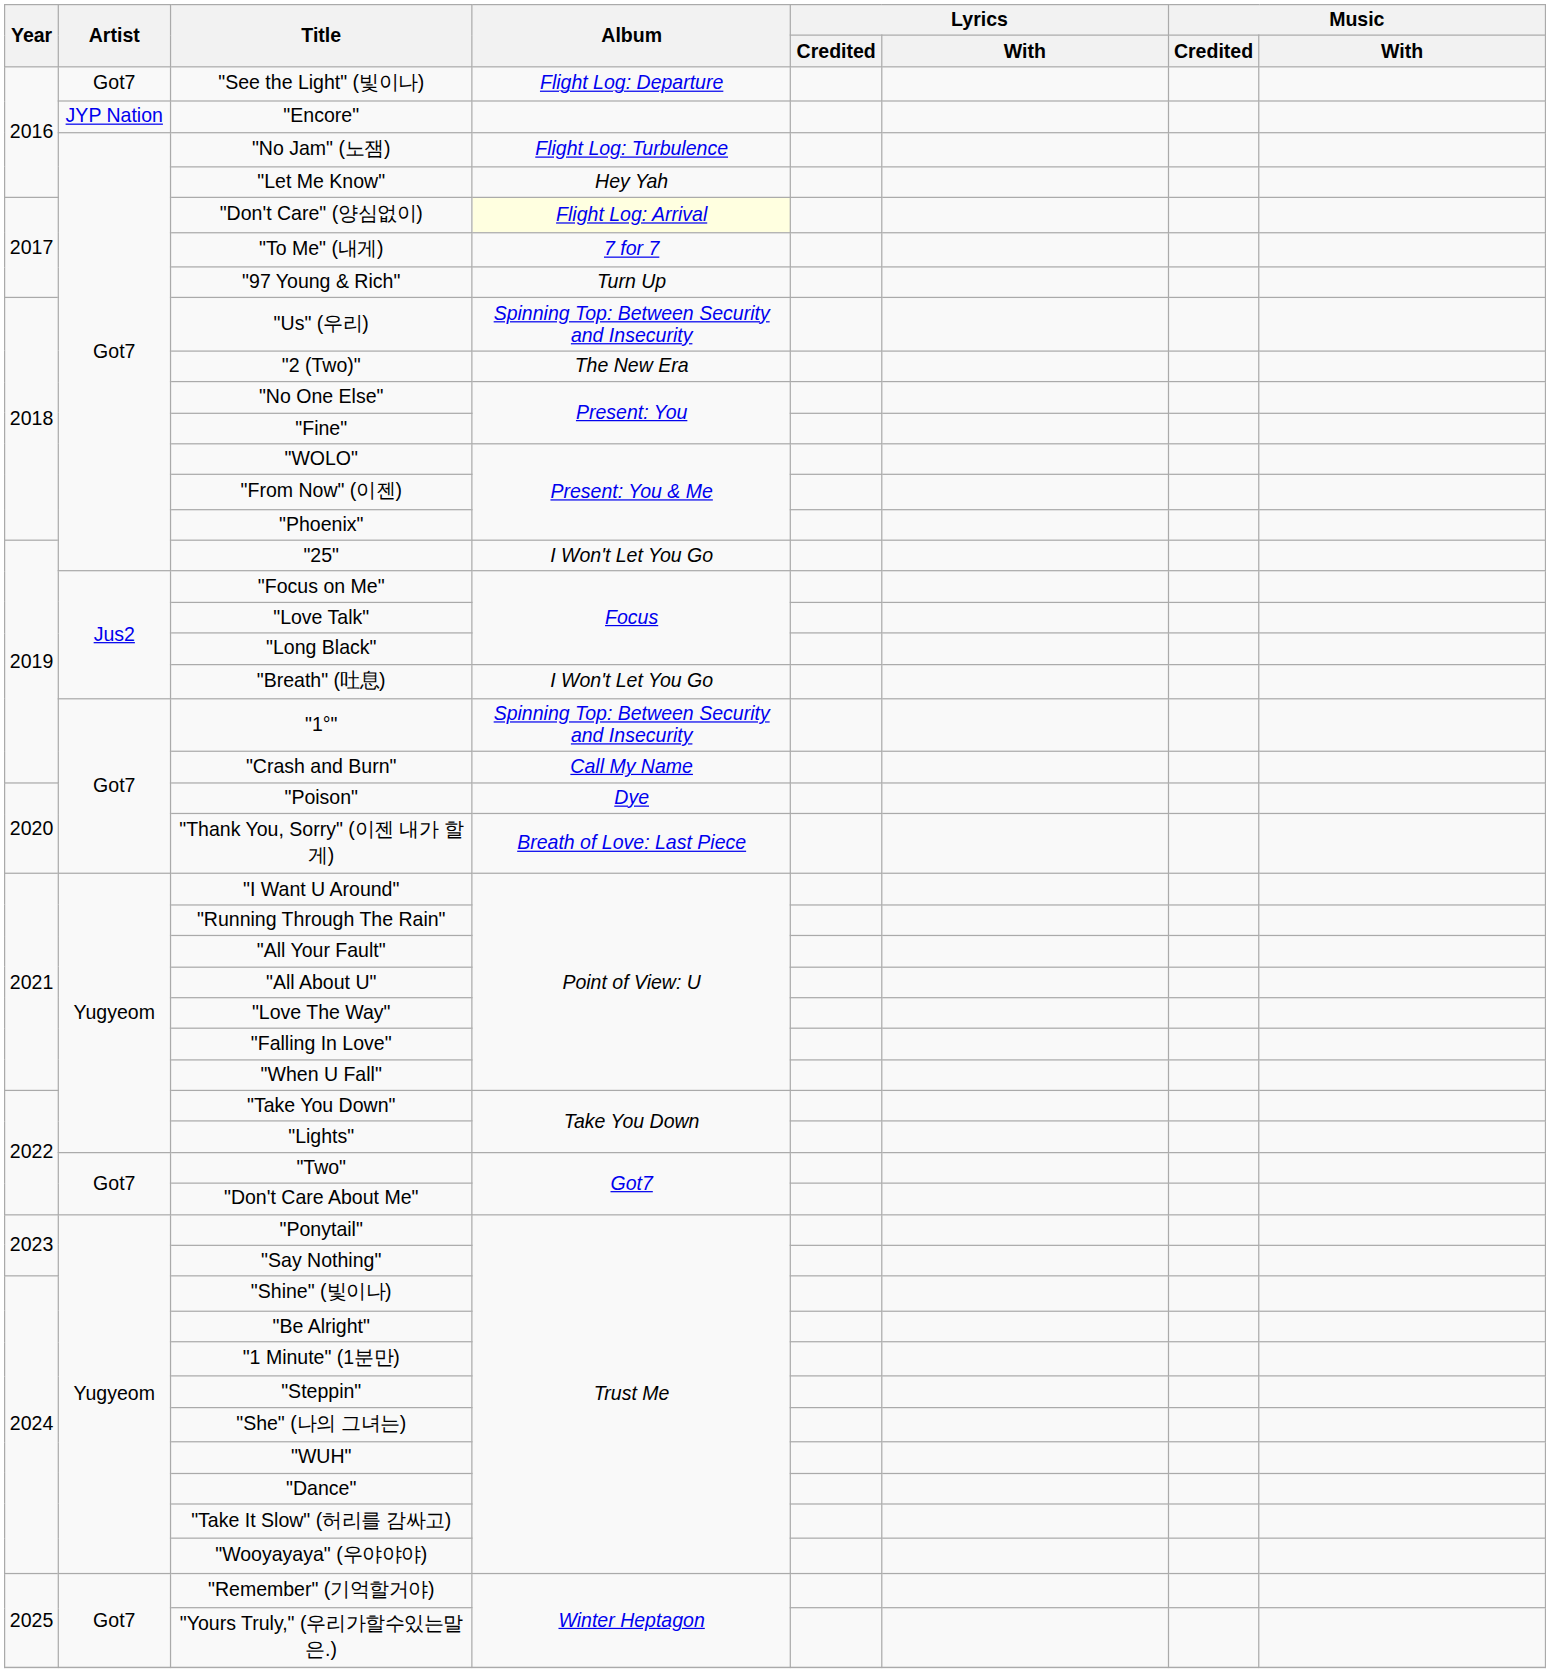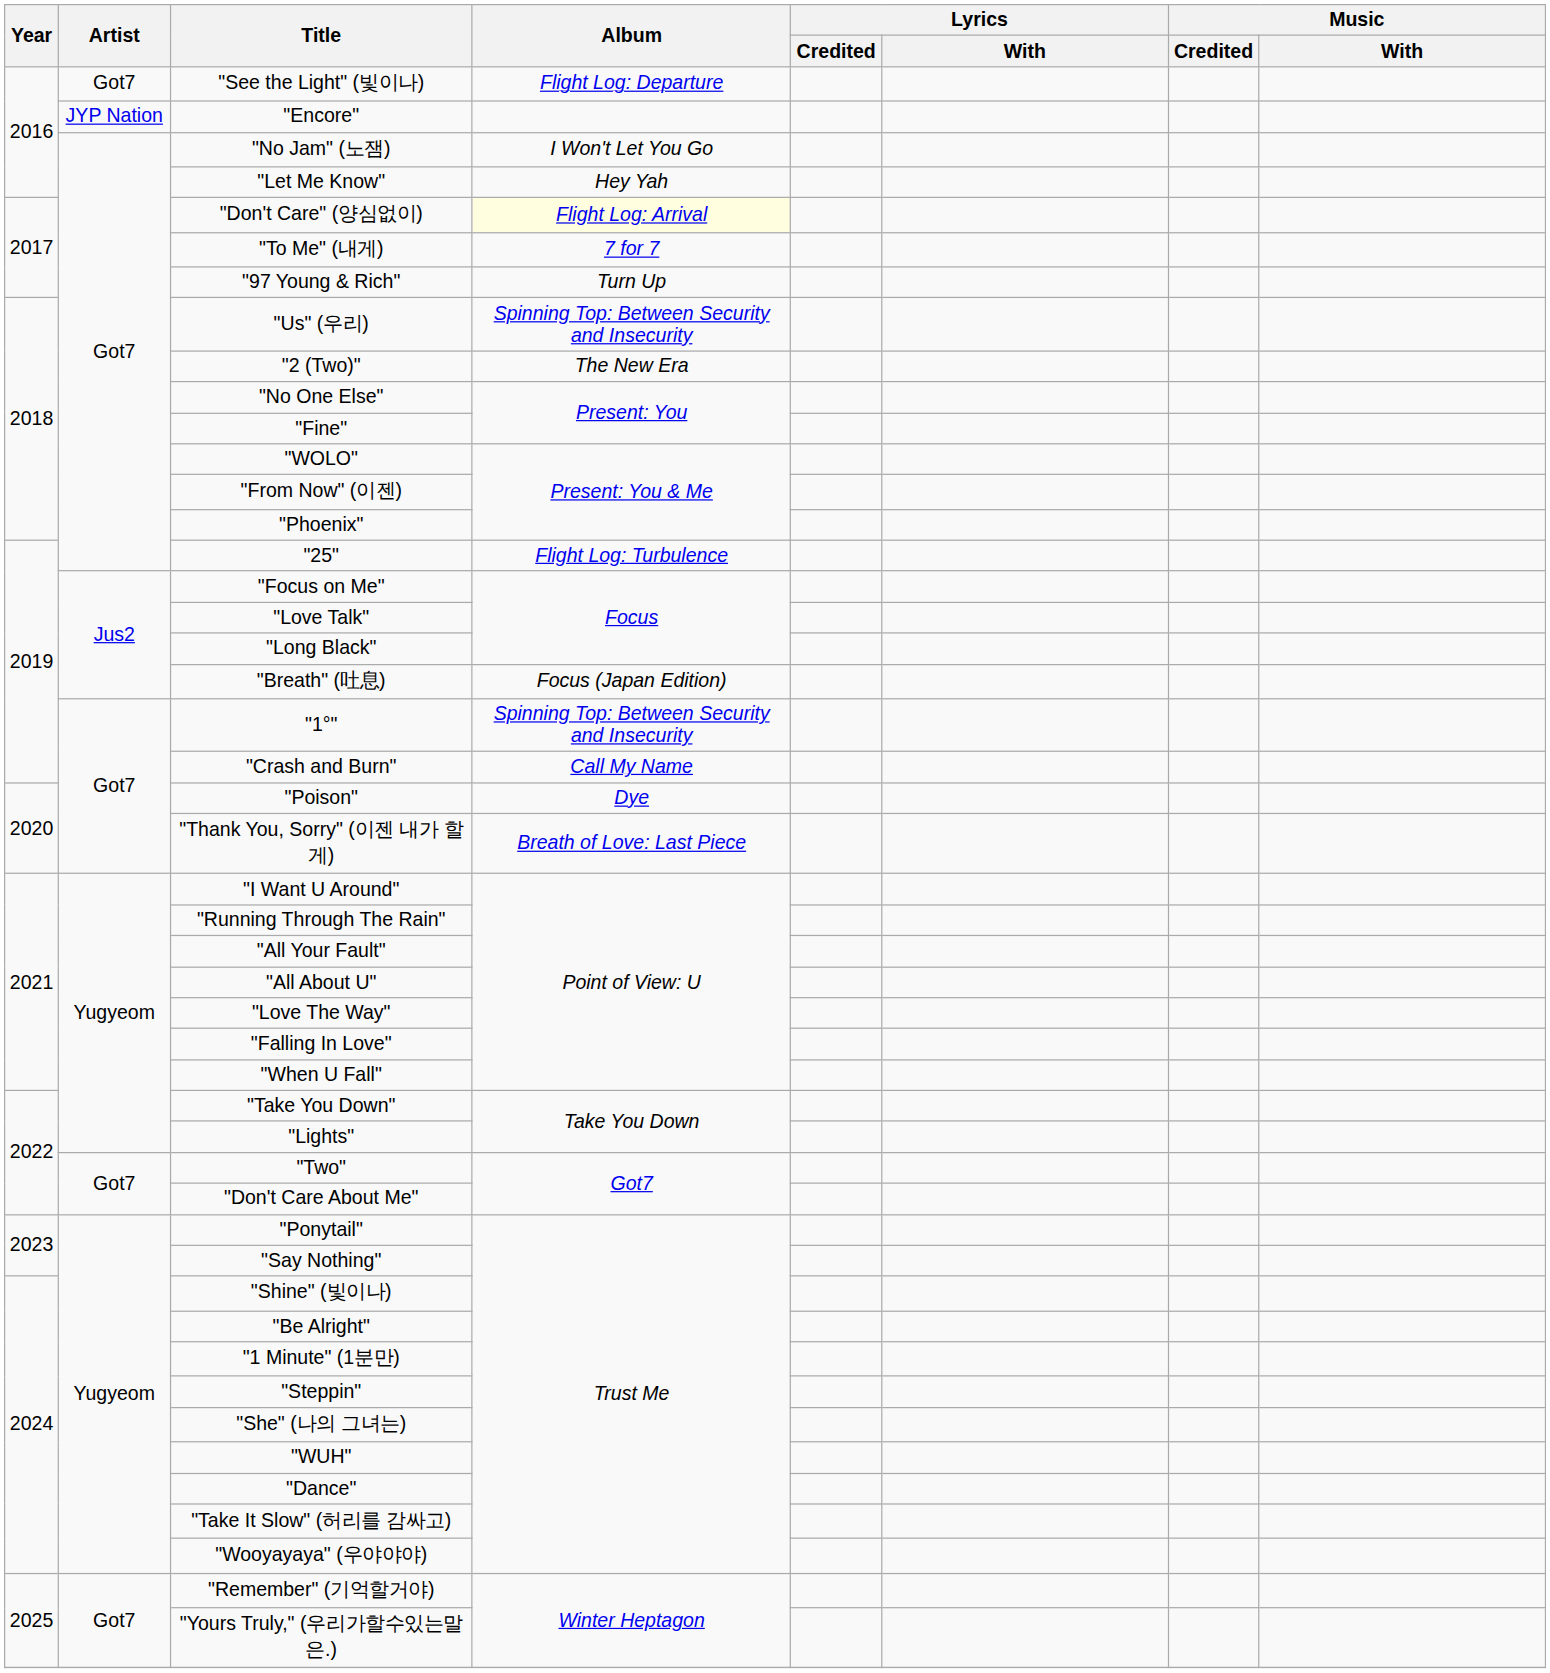(632, 149) Flight Log: Turbulence -> (632, 149) I Won't Let You Go
(632, 555) I Won't Let You Go -> (632, 555) Flight Log: Turbulence
(632, 681) I Won't Let You Go -> (632, 681) Focus (Japan Edition)
